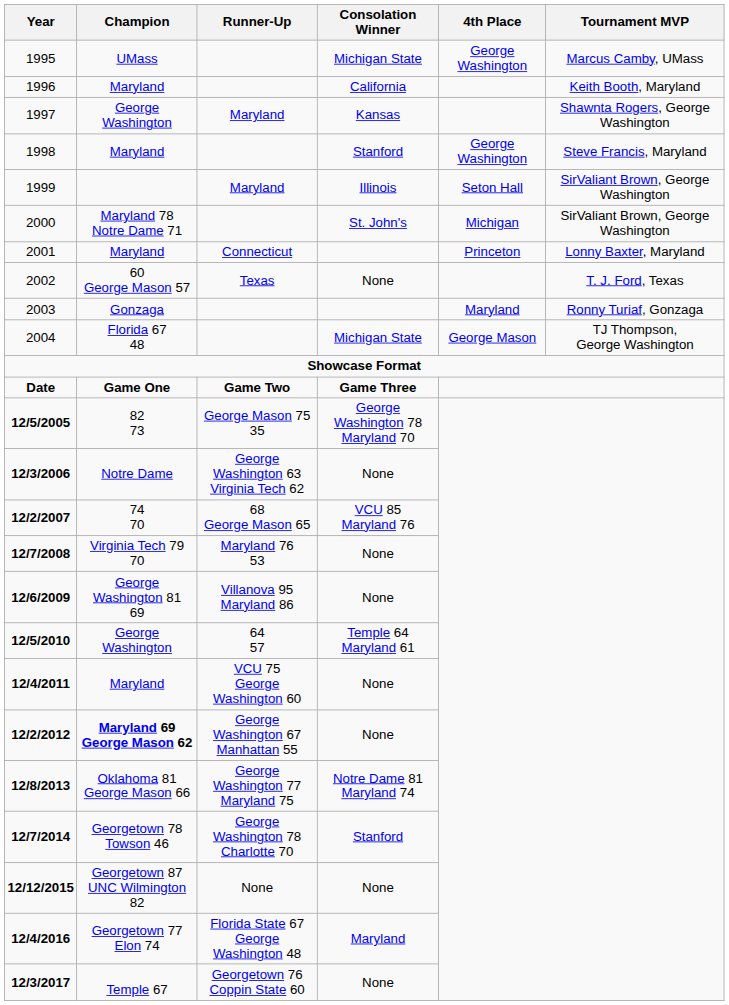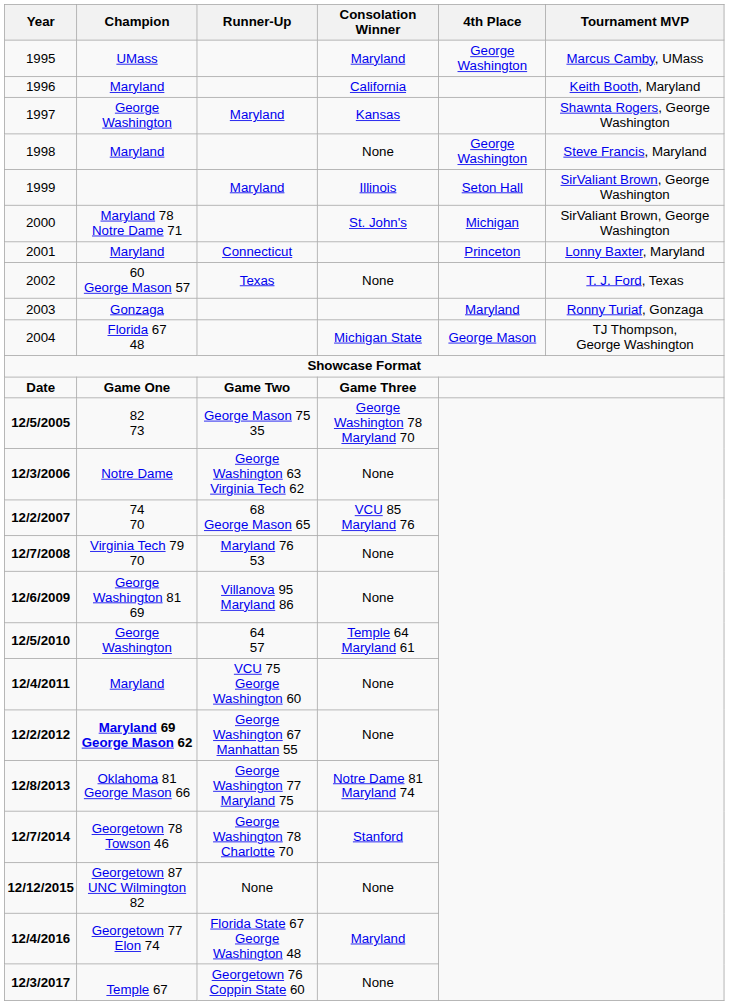(378, 58) Michigan State -> (378, 58) Maryland
(378, 151) Stanford -> (378, 151) None
